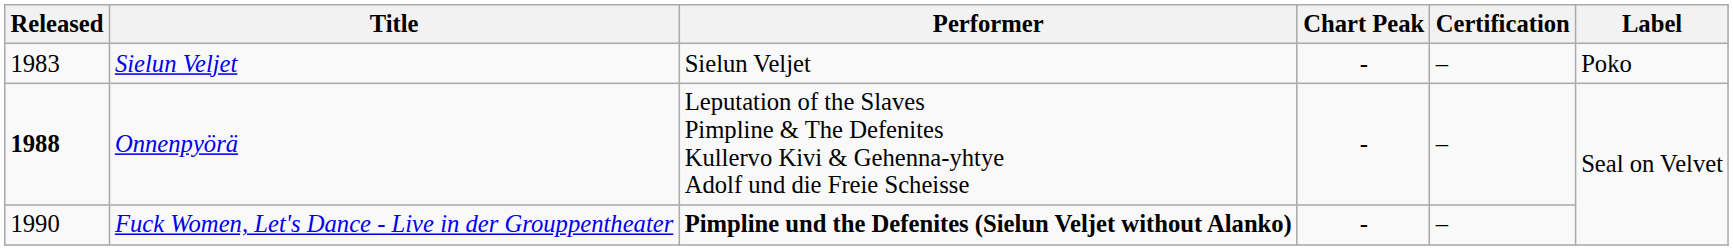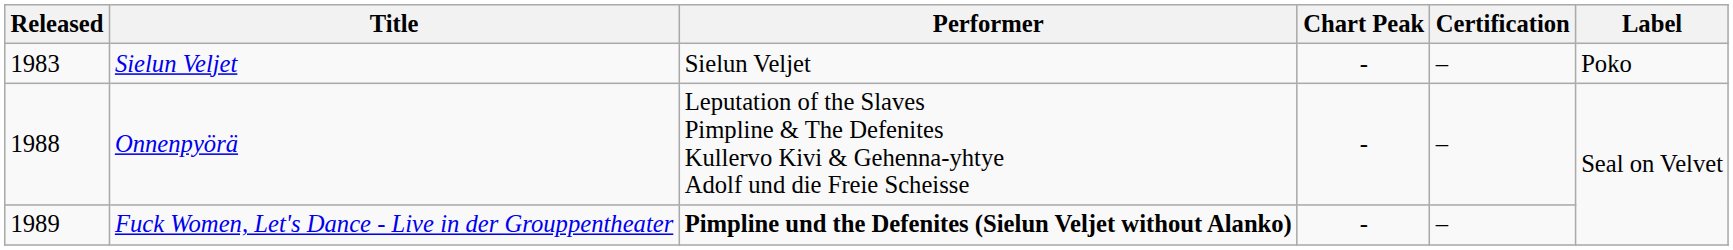(35, 143) bold -> (35, 143) normal
(35, 224) 1990 -> (35, 224) 1989
